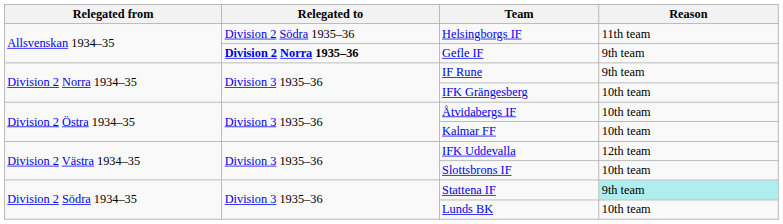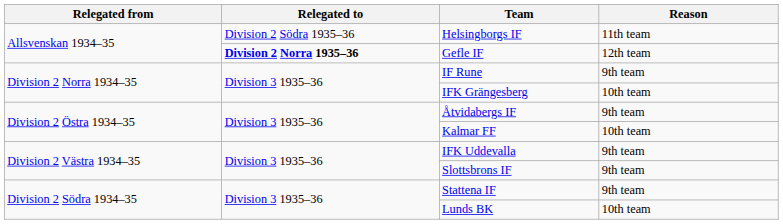(623, 53) 9th team -> (626, 53) 12th team
(626, 111) 10th team -> (623, 111) 9th team
(626, 151) 12th team -> (623, 151) 9th team
(626, 170) 10th team -> (623, 170) 9th team
(623, 190) paleturquoise background -> (623, 190) no background
